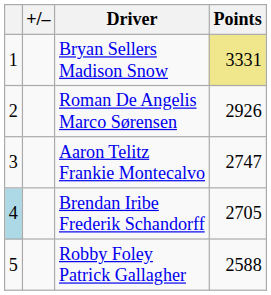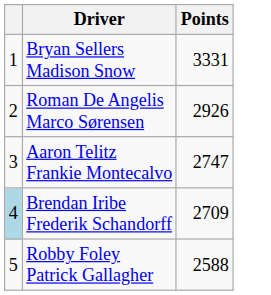- column: (38, 19)
(244, 60) khaki background -> (211, 60) no background
(244, 213) 2705 -> (211, 213) 2709
